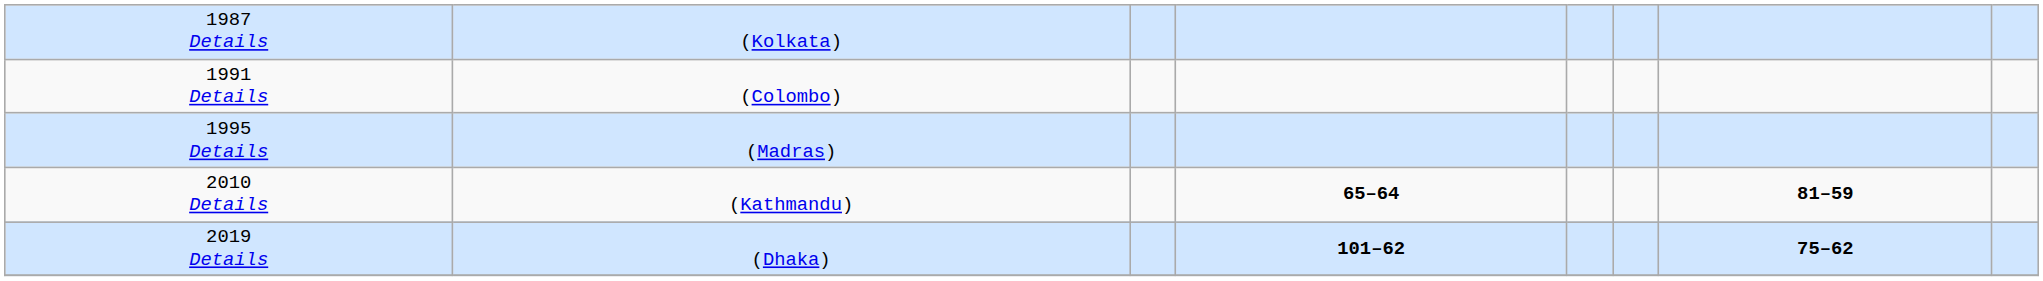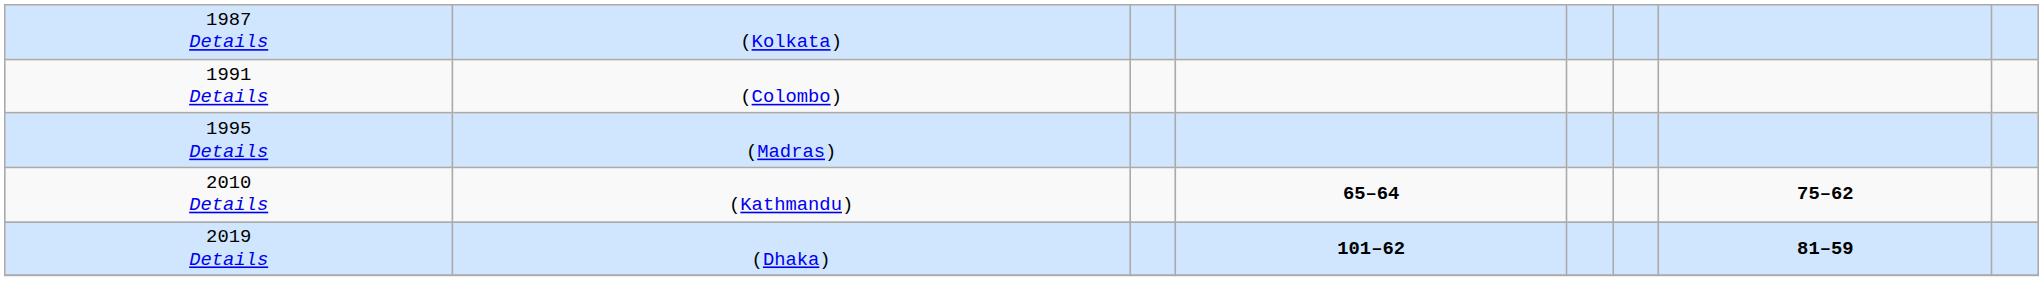(1825, 194) 81–59 -> (1825, 194) 75–62
(1825, 248) 75–62 -> (1825, 248) 81–59
